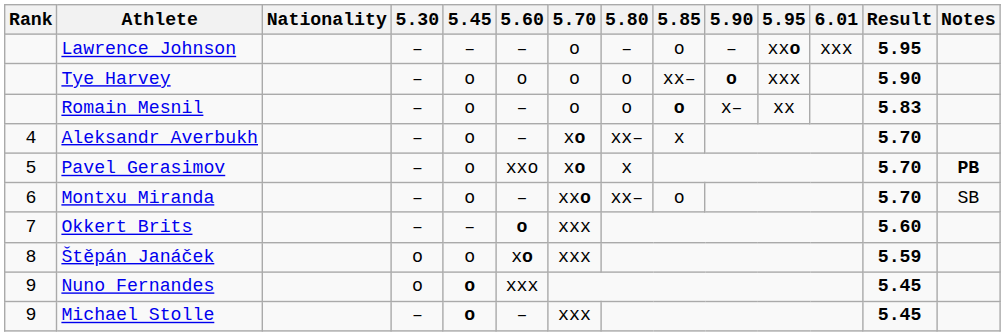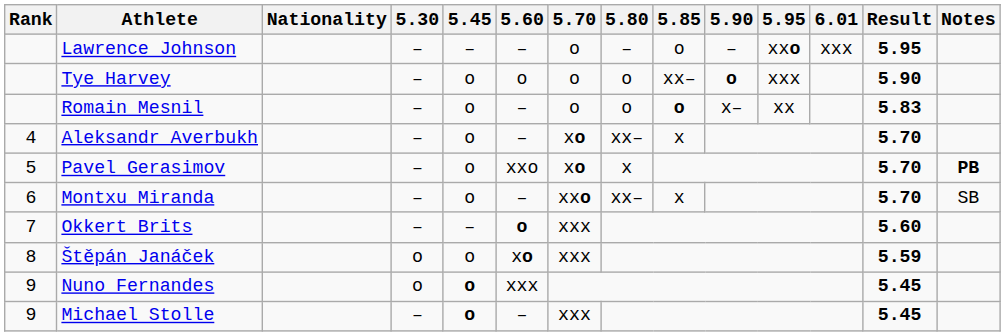(679, 198) o -> (679, 198) x
